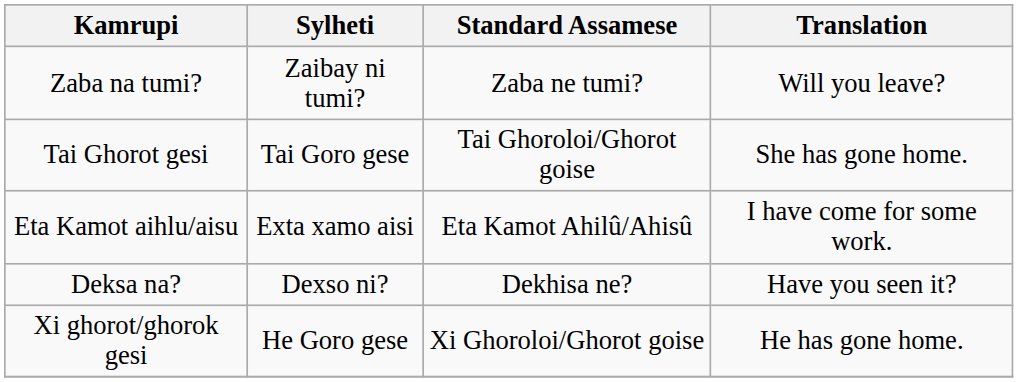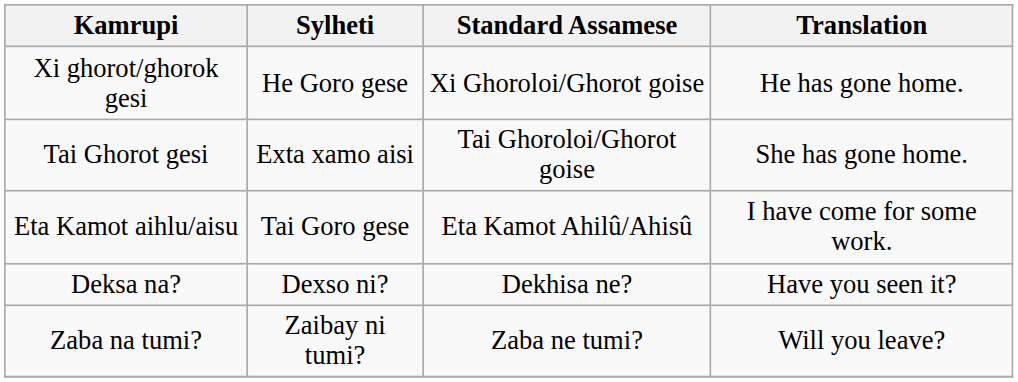rows swapped: (126, 340) <-> (126, 82)
(335, 154) Tai Goro gese -> (335, 154) Exta xamo aisi
(335, 226) Exta xamo aisi -> (335, 226) Tai Goro gese
